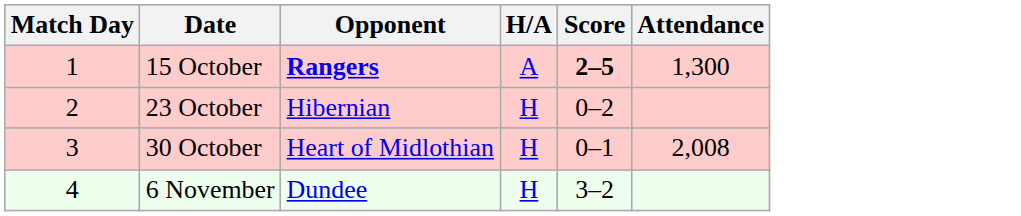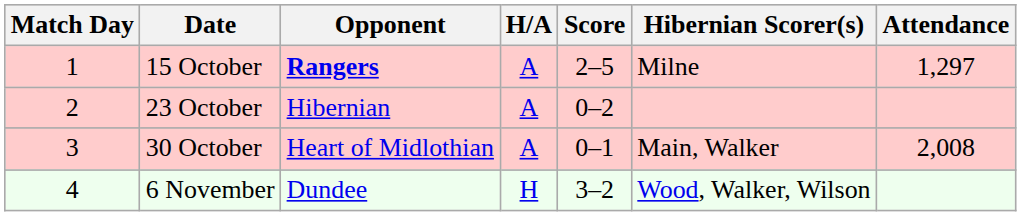+ column: (754, 25)
(595, 66) bold -> (595, 66) normal
(701, 66) 1,300 -> (946, 66) 1,297
(529, 107) H -> (529, 107) A
(529, 148) H -> (529, 148) A
